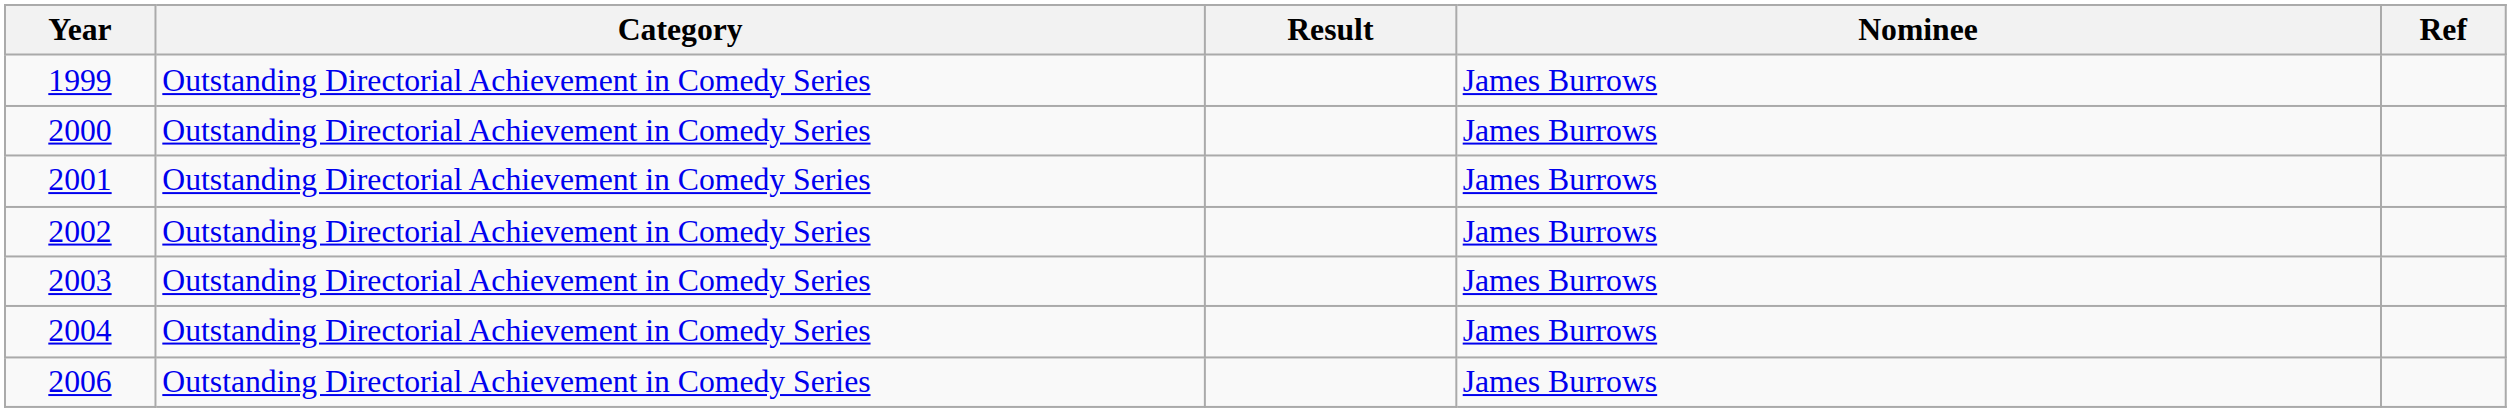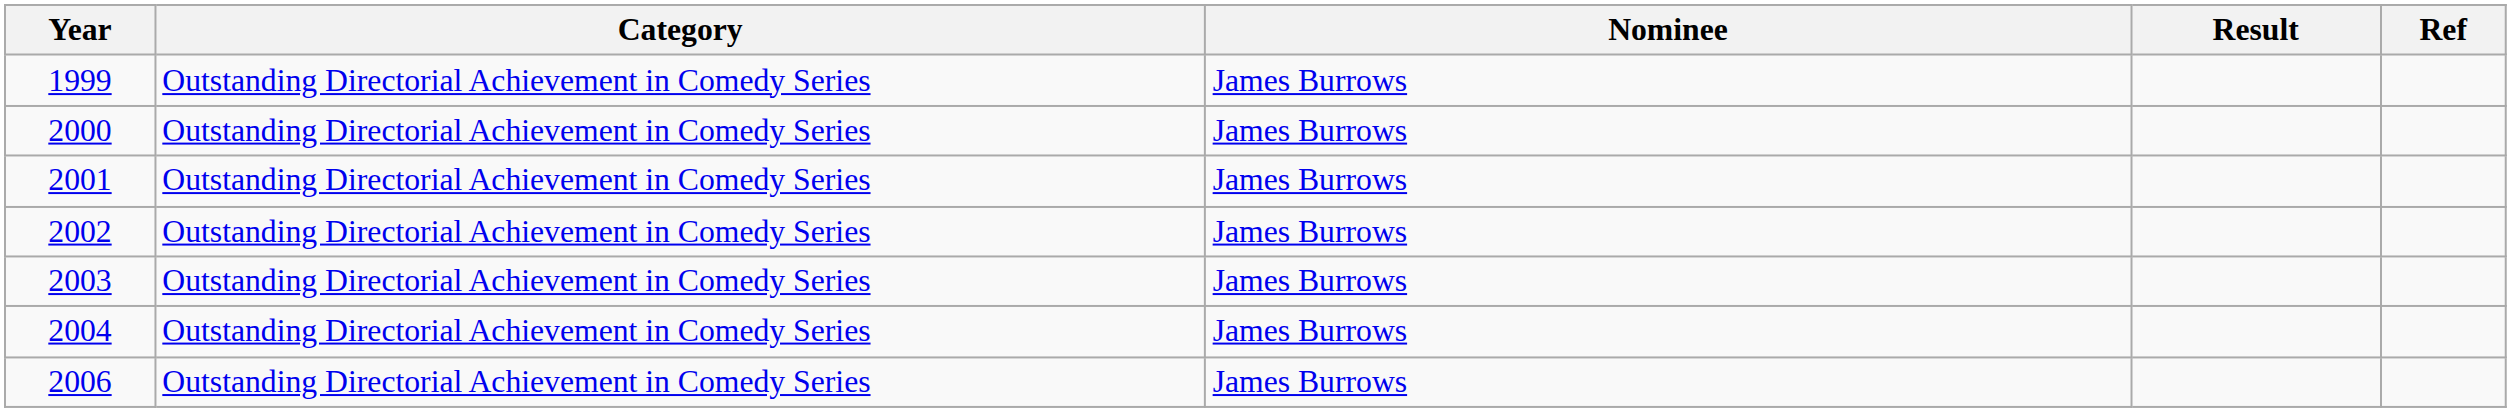columns swapped: (1918, 29) <-> (1330, 29)
